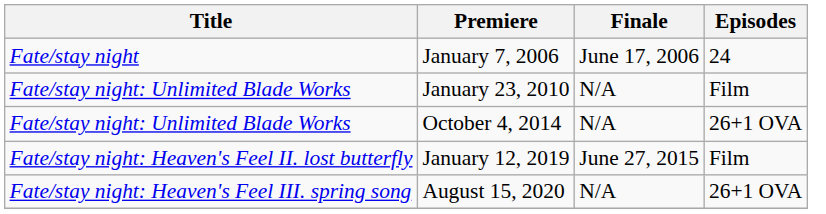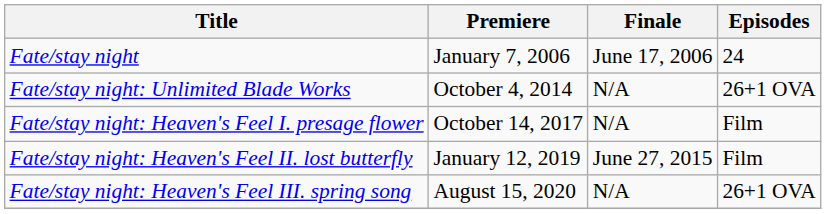- row: (496, 89)
+ row: (508, 123)
